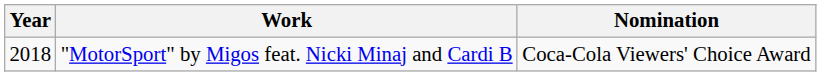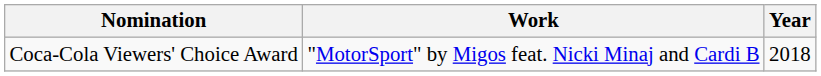columns swapped: (30, 20) <-> (666, 20)
